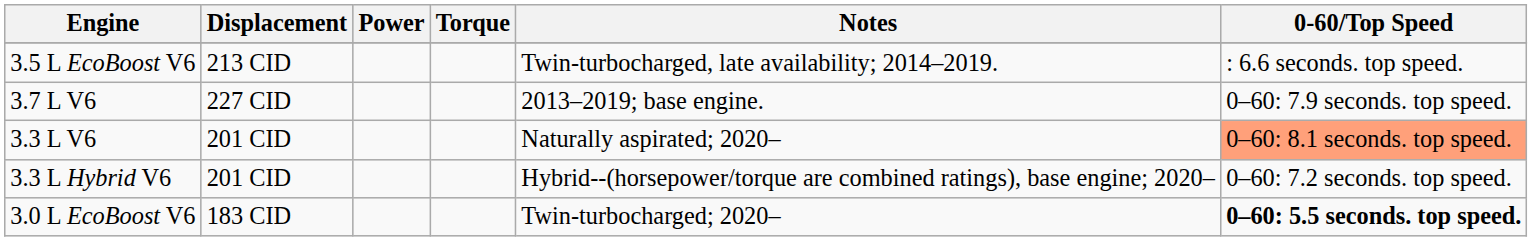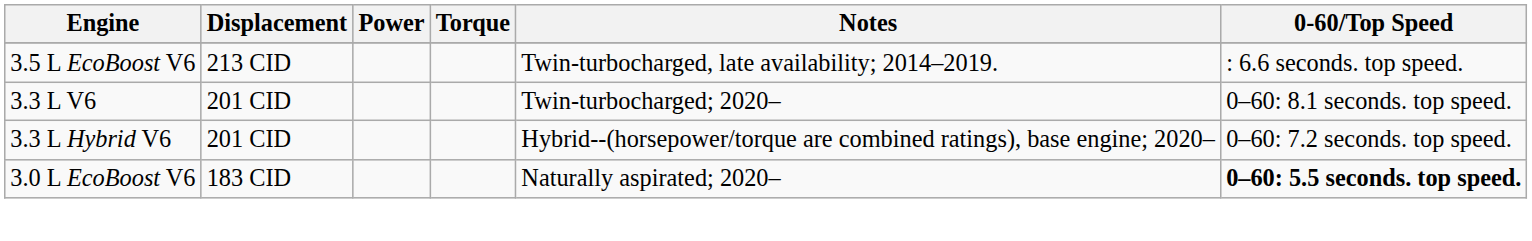- row: (53, 100)
(651, 139) Naturally aspirated; 2020– -> (651, 100) Twin-turbocharged; 2020–
(1369, 139) lightsalmon background -> (1369, 100) no background
(651, 216) Twin-turbocharged; 2020– -> (651, 178) Naturally aspirated; 2020–
